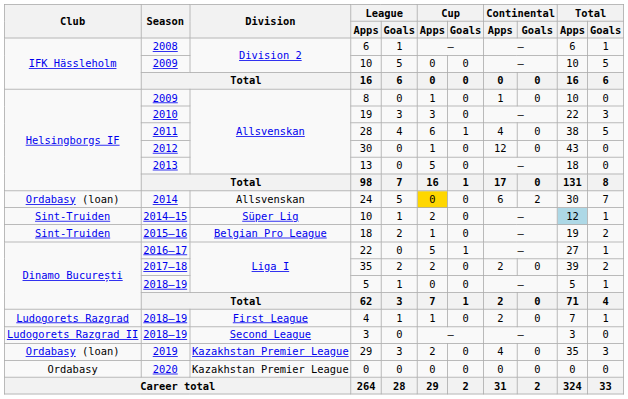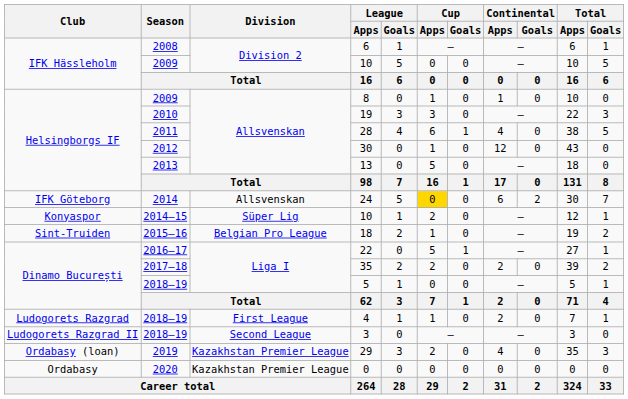(73, 199) Ordabasy (loan) -> (73, 199) IFK Göteborg
(73, 216) Sint-Truiden -> (73, 216) Konyaspor
(572, 216) lightblue background -> (572, 216) no background
